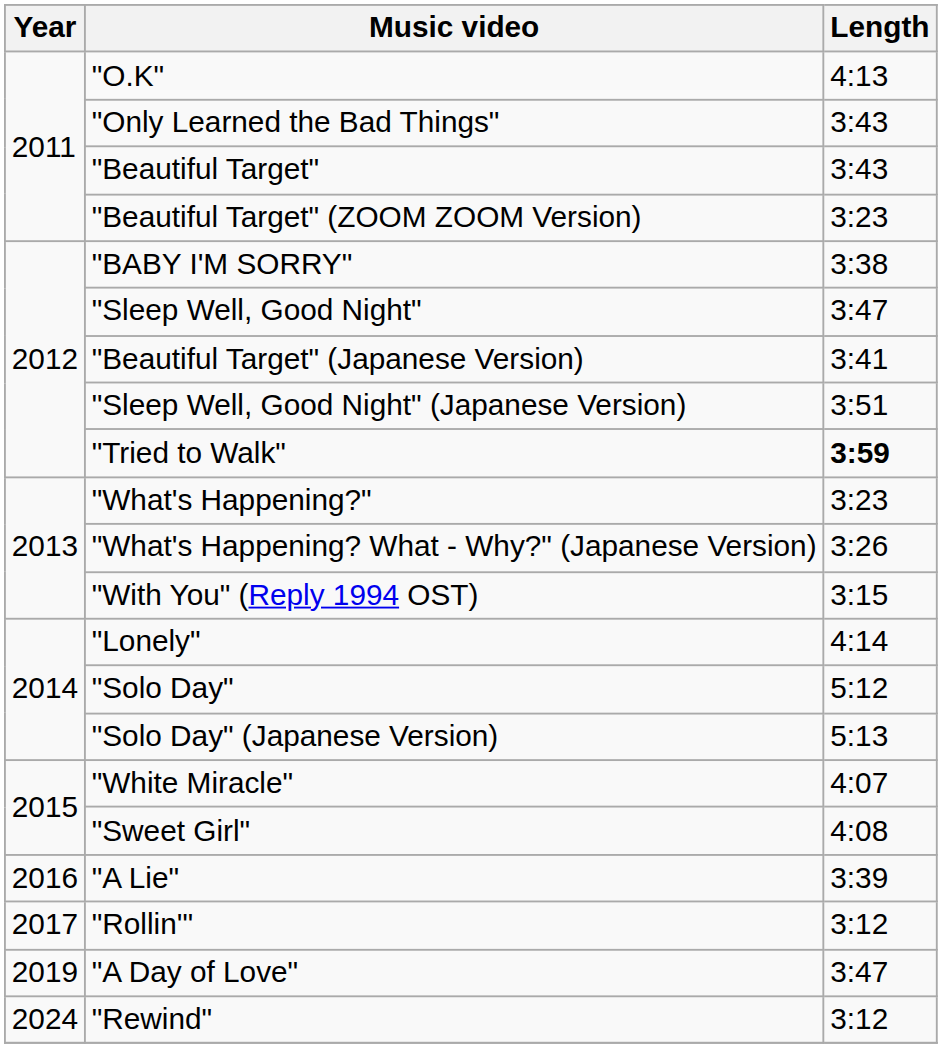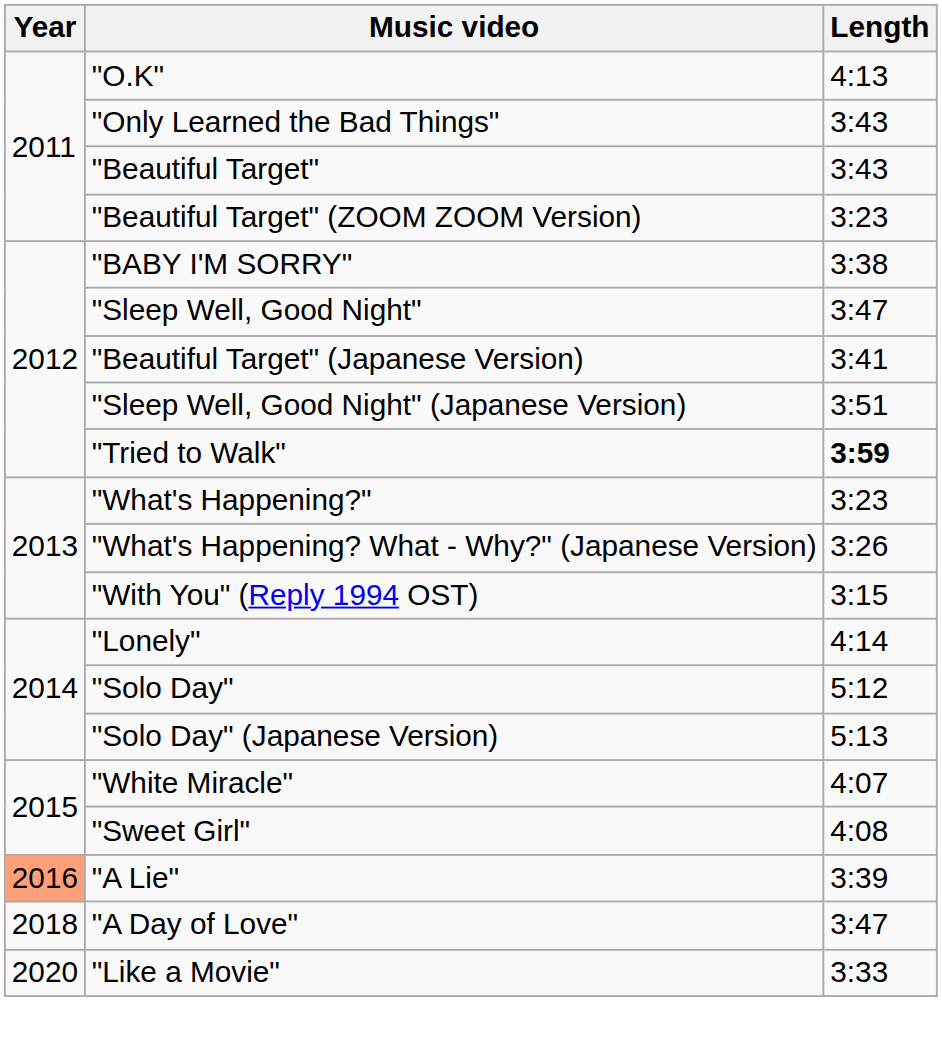(45, 877) no background -> (45, 877) lightsalmon background
- row: (142, 924)
(45, 972) 2019 -> (45, 924) 2018
+ row: (186, 972)
- row: (152, 1019)
